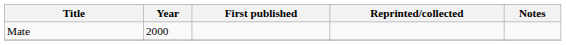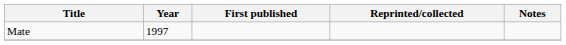(157, 31) 2000 -> (157, 31) 1997
